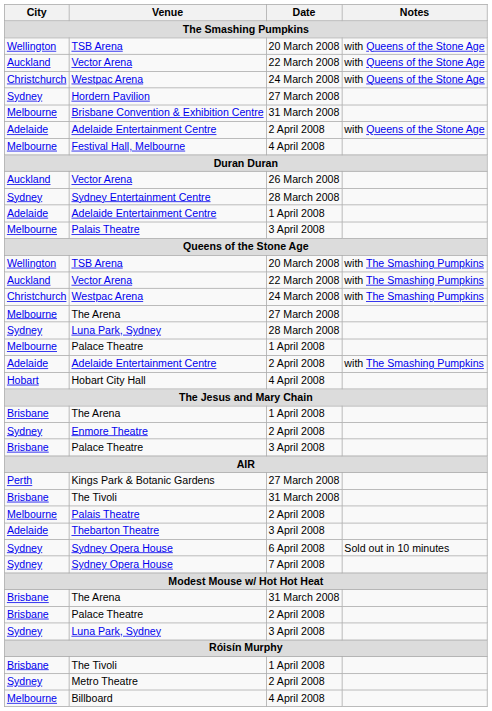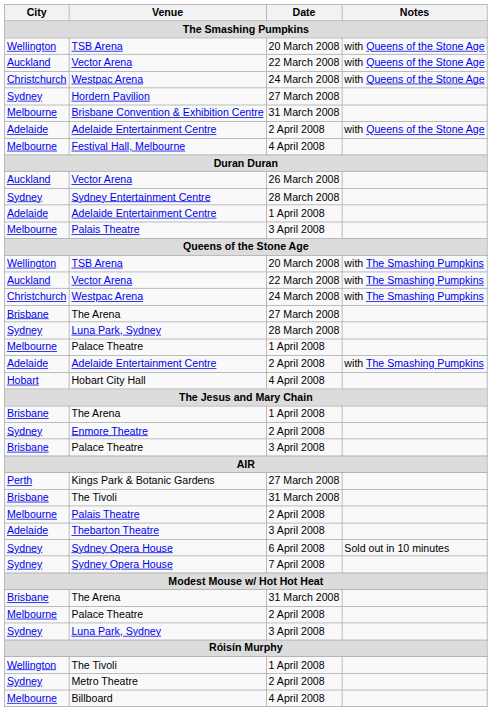(32, 313) Melbourne -> (28, 313) Brisbane
(28, 614) Brisbane -> (32, 614) Melbourne
(28, 664) Brisbane -> (32, 664) Wellington
